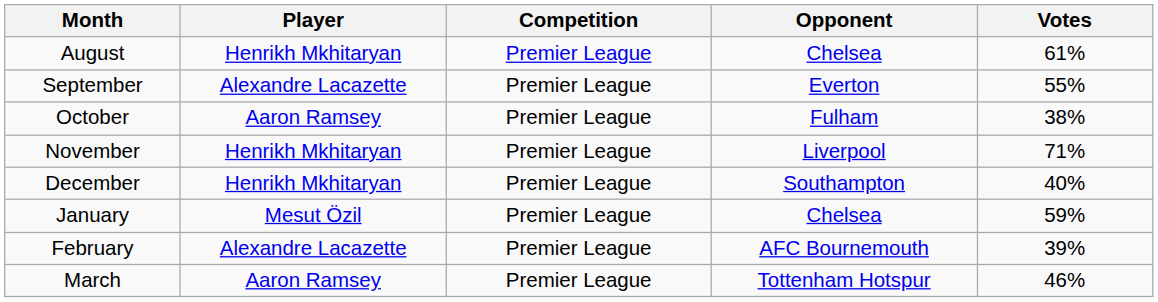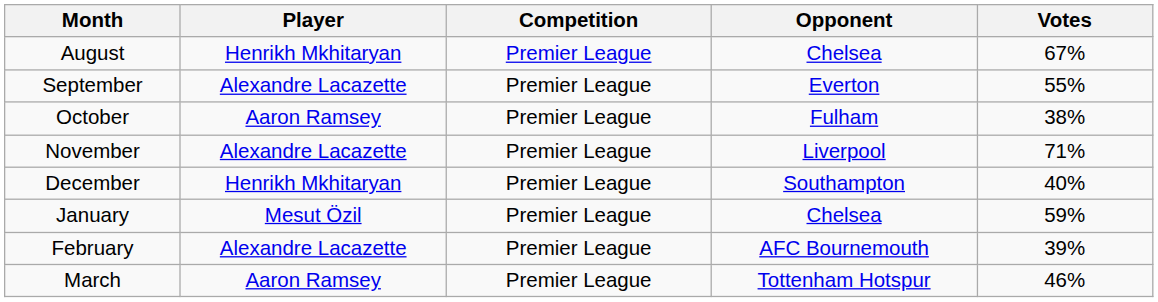(1065, 53) 61% -> (1065, 53) 67%
(313, 150) Henrikh Mkhitaryan -> (313, 150) Alexandre Lacazette
